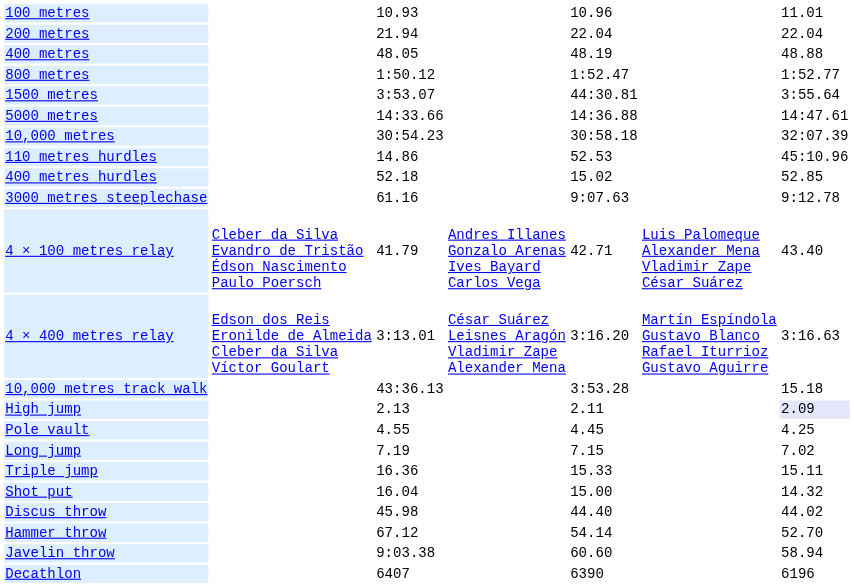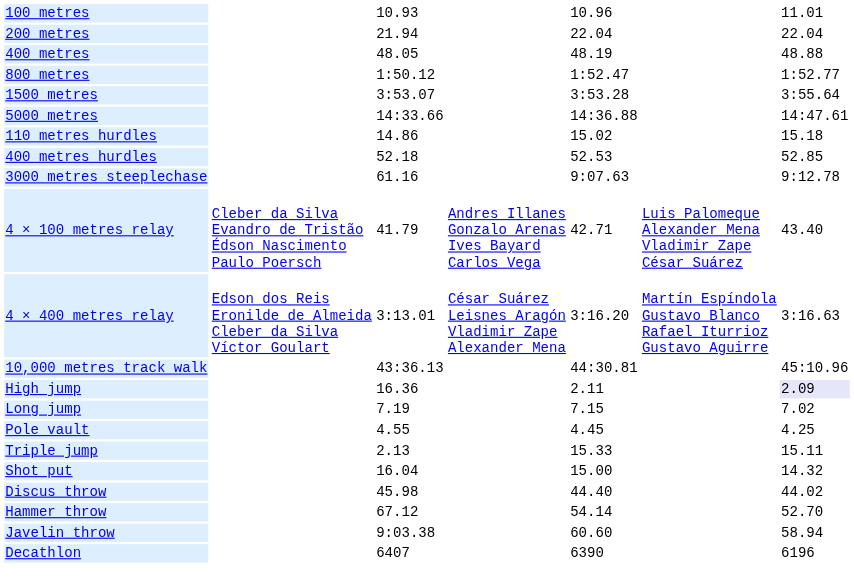(604, 95) 44:30.81 -> (600, 95) 3:53.28
- row: (60, 136)
(591, 157) 52.53 -> (591, 136) 15.02
(815, 157) 45:10.96 -> (802, 136) 15.18
(591, 178) 15.02 -> (591, 157) 52.53
(600, 389) 3:53.28 -> (604, 369) 44:30.81
(802, 389) 15.18 -> (815, 369) 45:10.96
(393, 410) 2.13 -> (397, 389) 16.36
rows swapped: (47, 430) <-> (43, 451)
(397, 471) 16.36 -> (393, 451) 2.13
